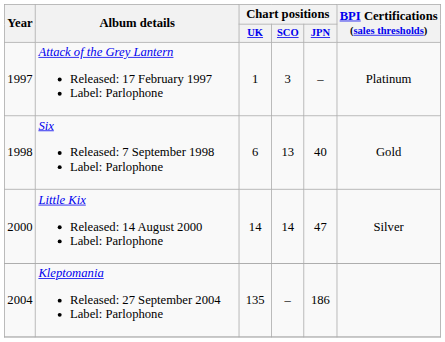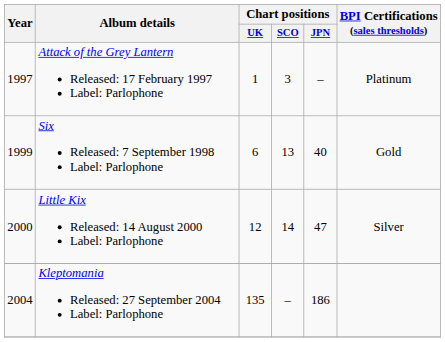(20, 152) 1998 -> (20, 152) 1999
(255, 226) 14 -> (255, 226) 12
